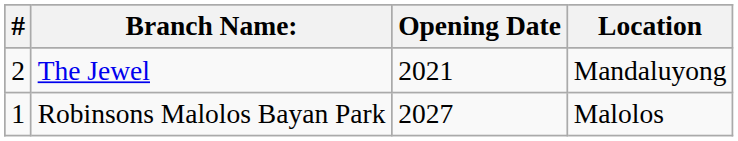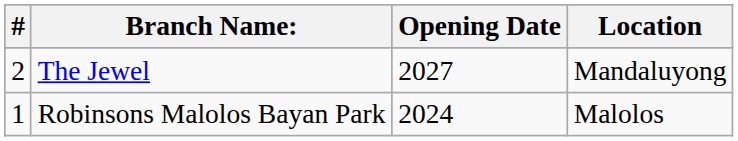(426, 69) 2021 -> (426, 69) 2027
(426, 113) 2027 -> (426, 113) 2024
